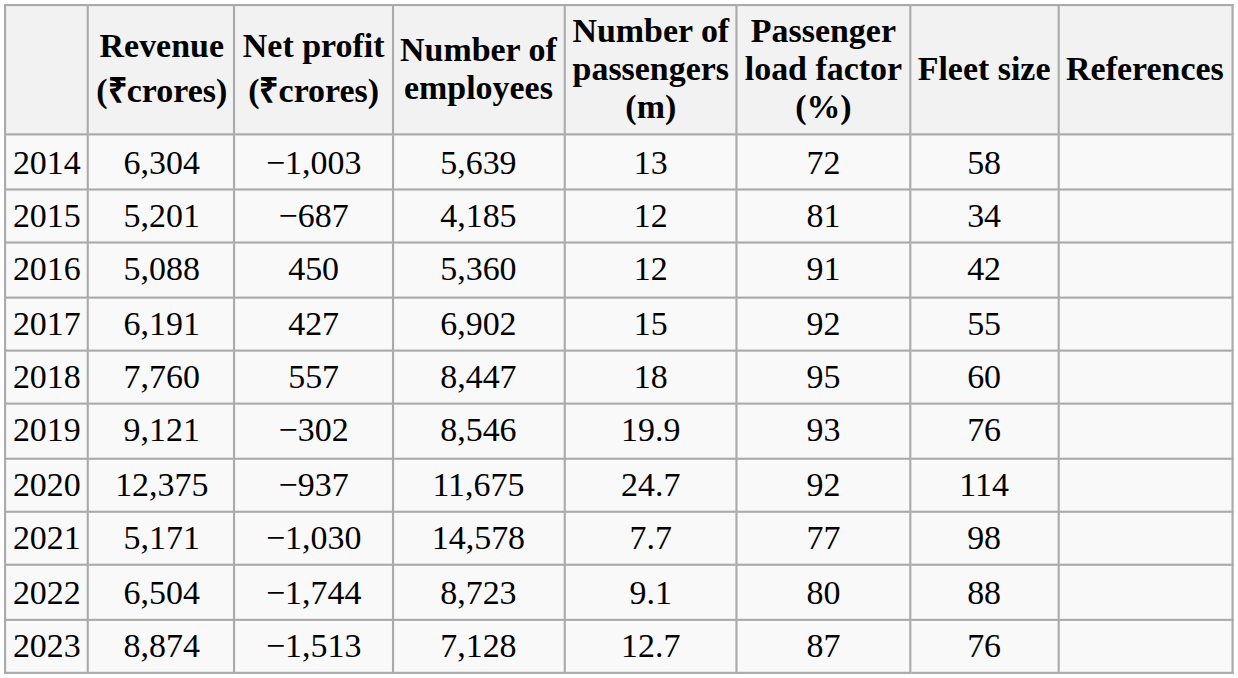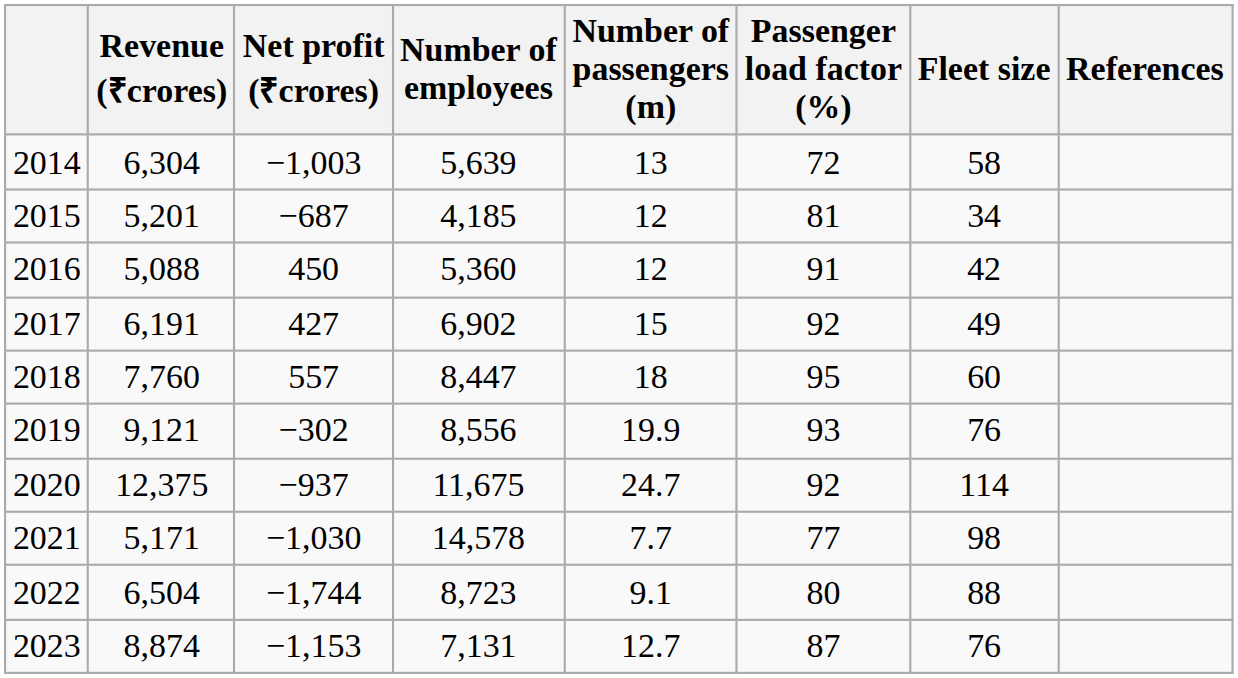(984, 322) 55 -> (984, 322) 49
(478, 430) 8,546 -> (478, 430) 8,556
(314, 645) −1,513 -> (314, 645) −1,153
(478, 645) 7,128 -> (478, 645) 7,131
